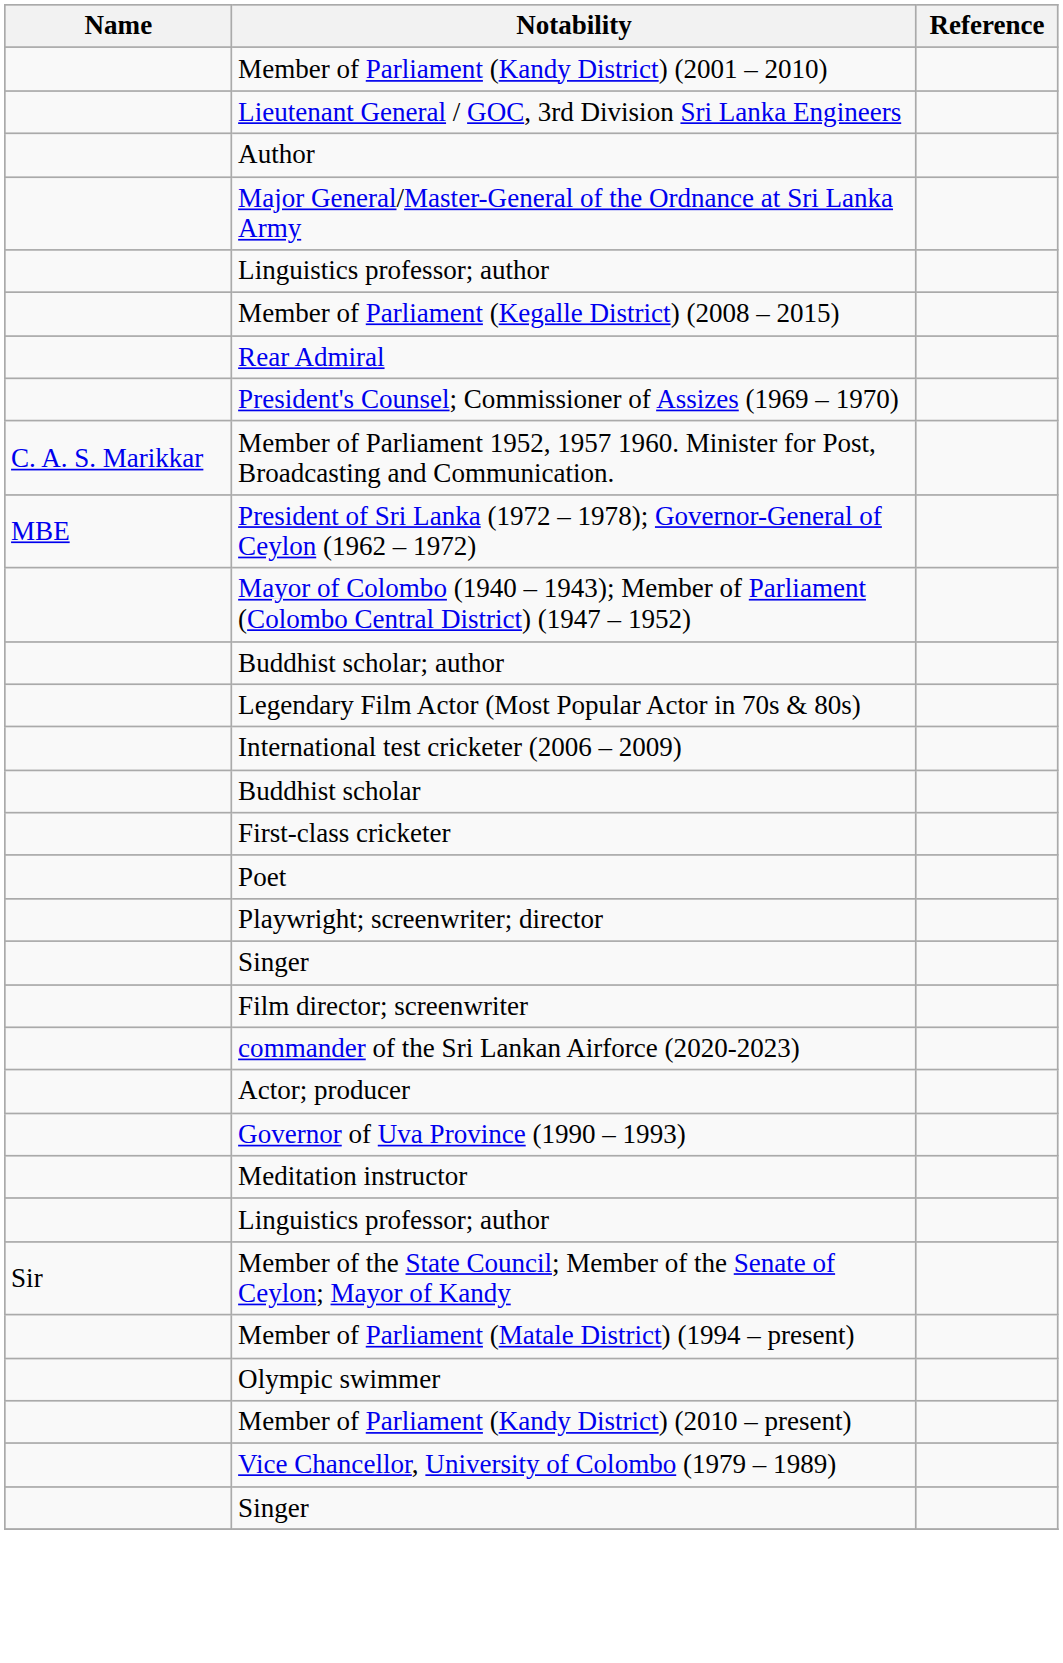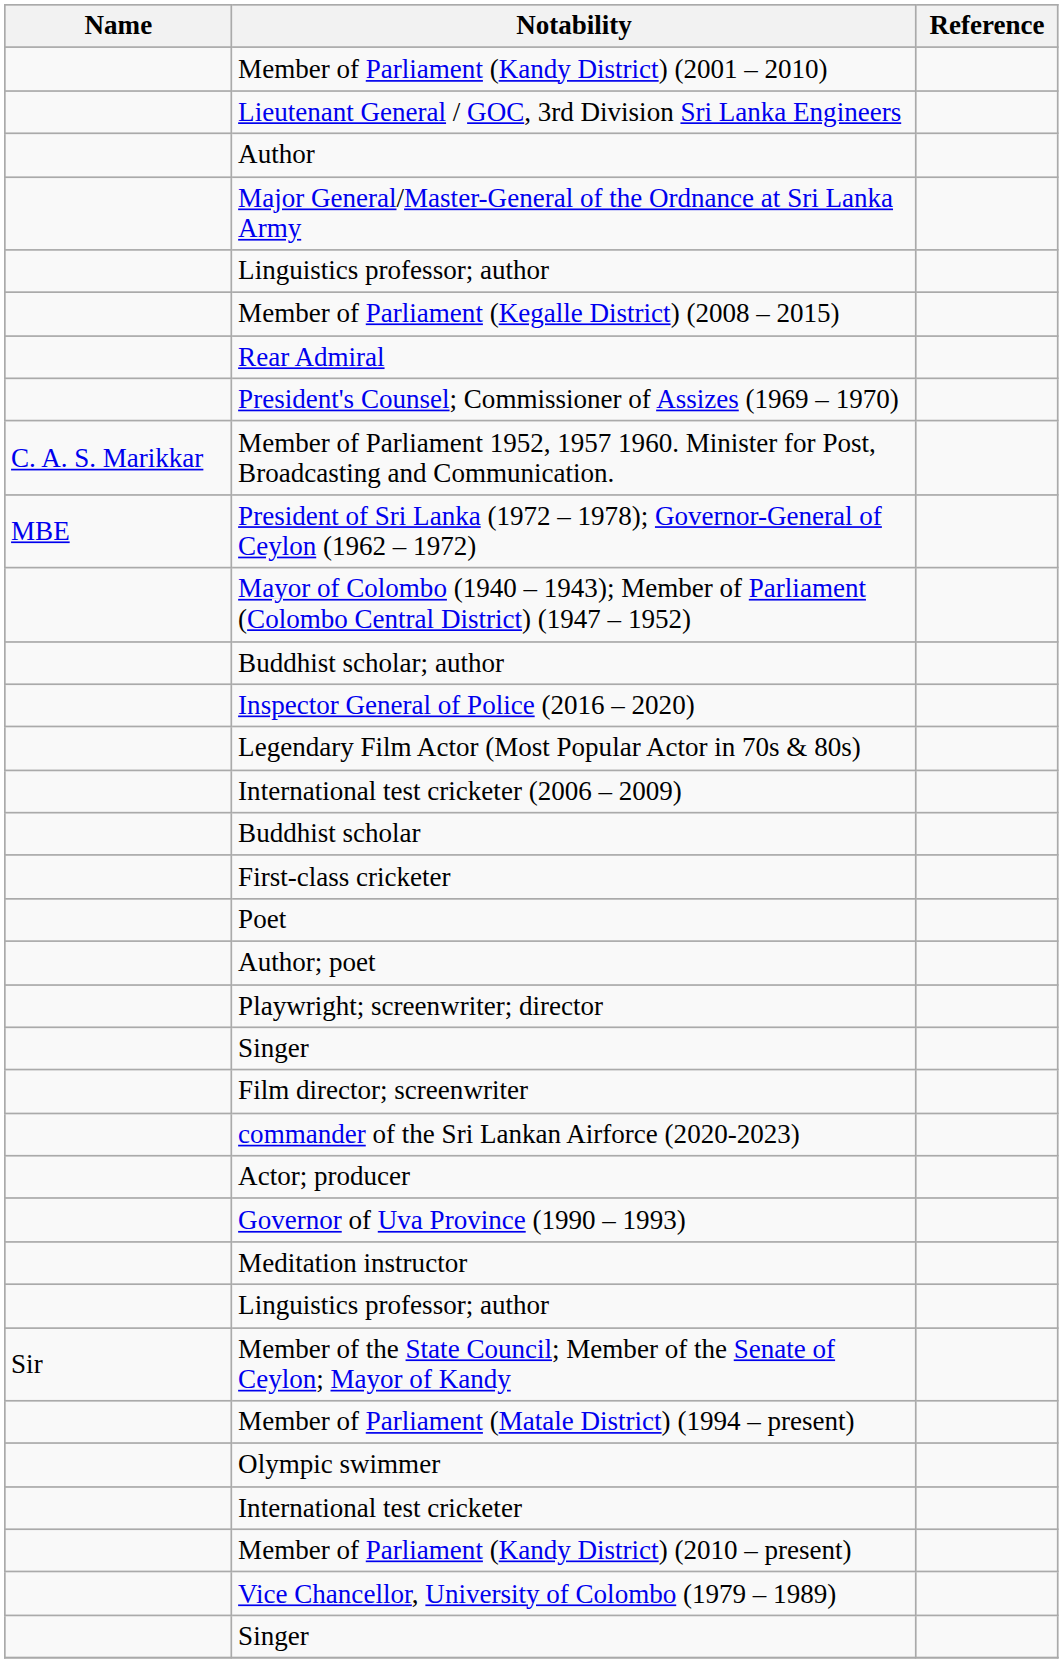+ row: (118, 705)
+ row: (118, 963)
+ row: (118, 1508)
